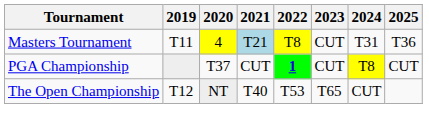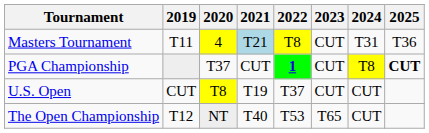(404, 66) normal -> (404, 66) bold
+ row: (40, 91)
